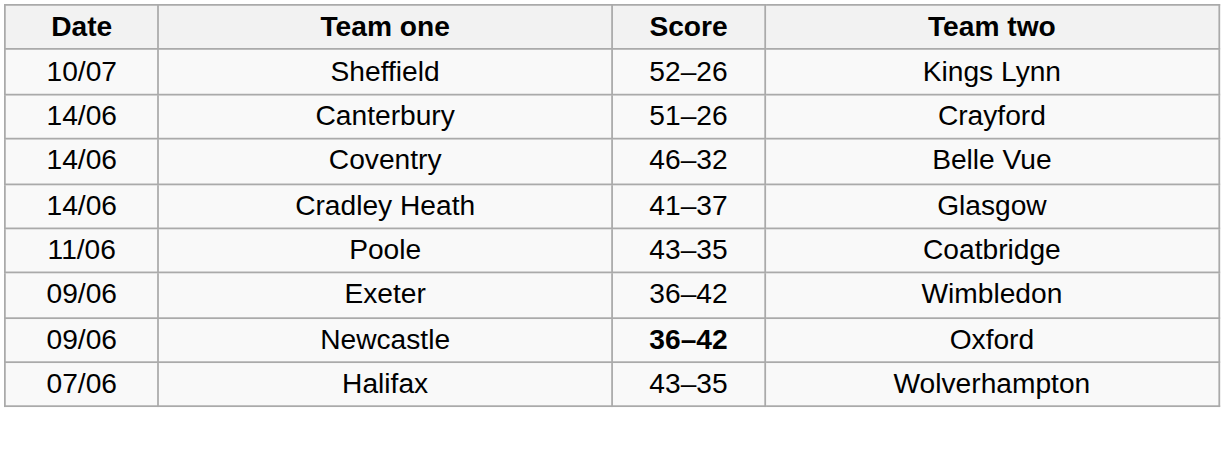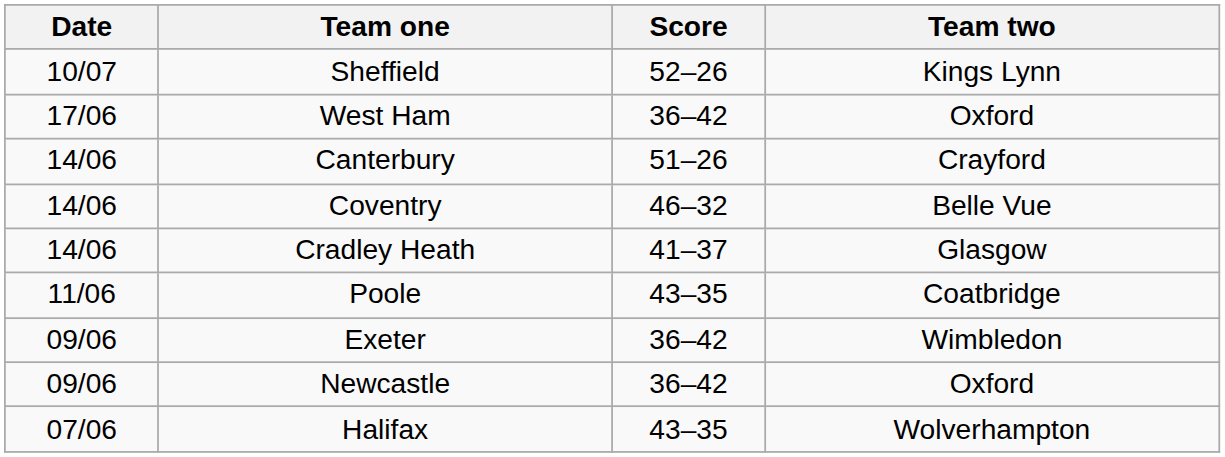+ row: (385, 116)
(689, 339) bold -> (689, 384) normal
